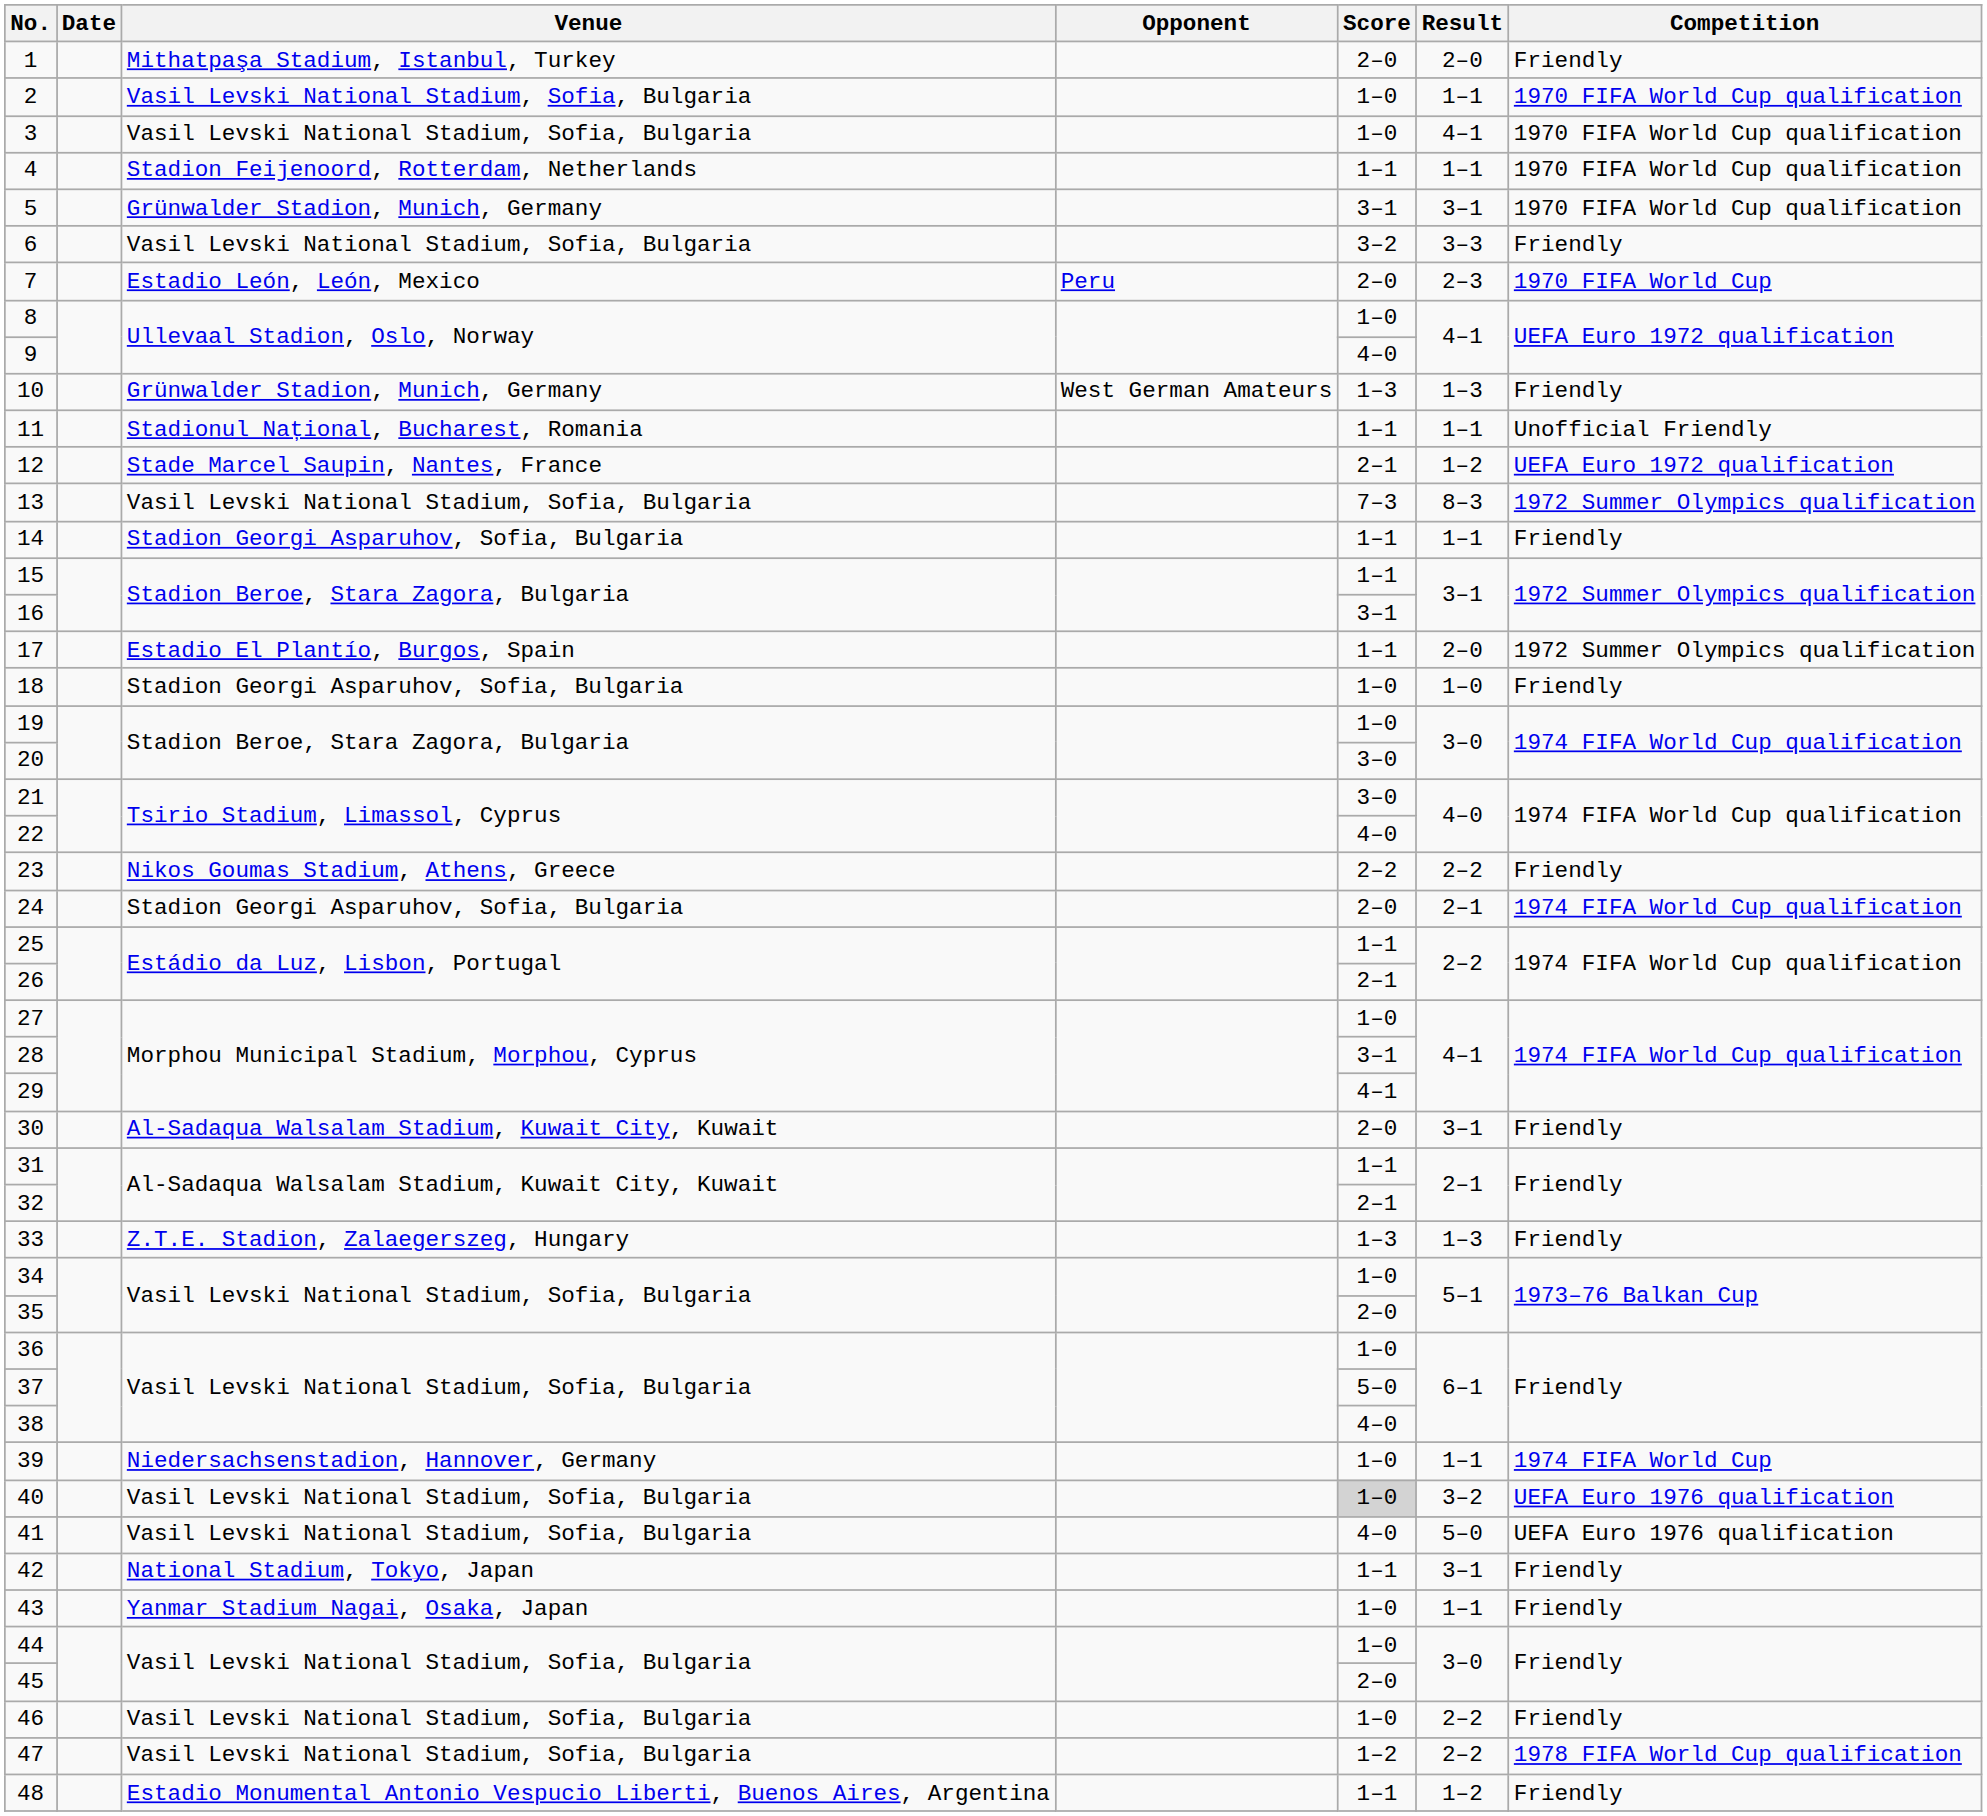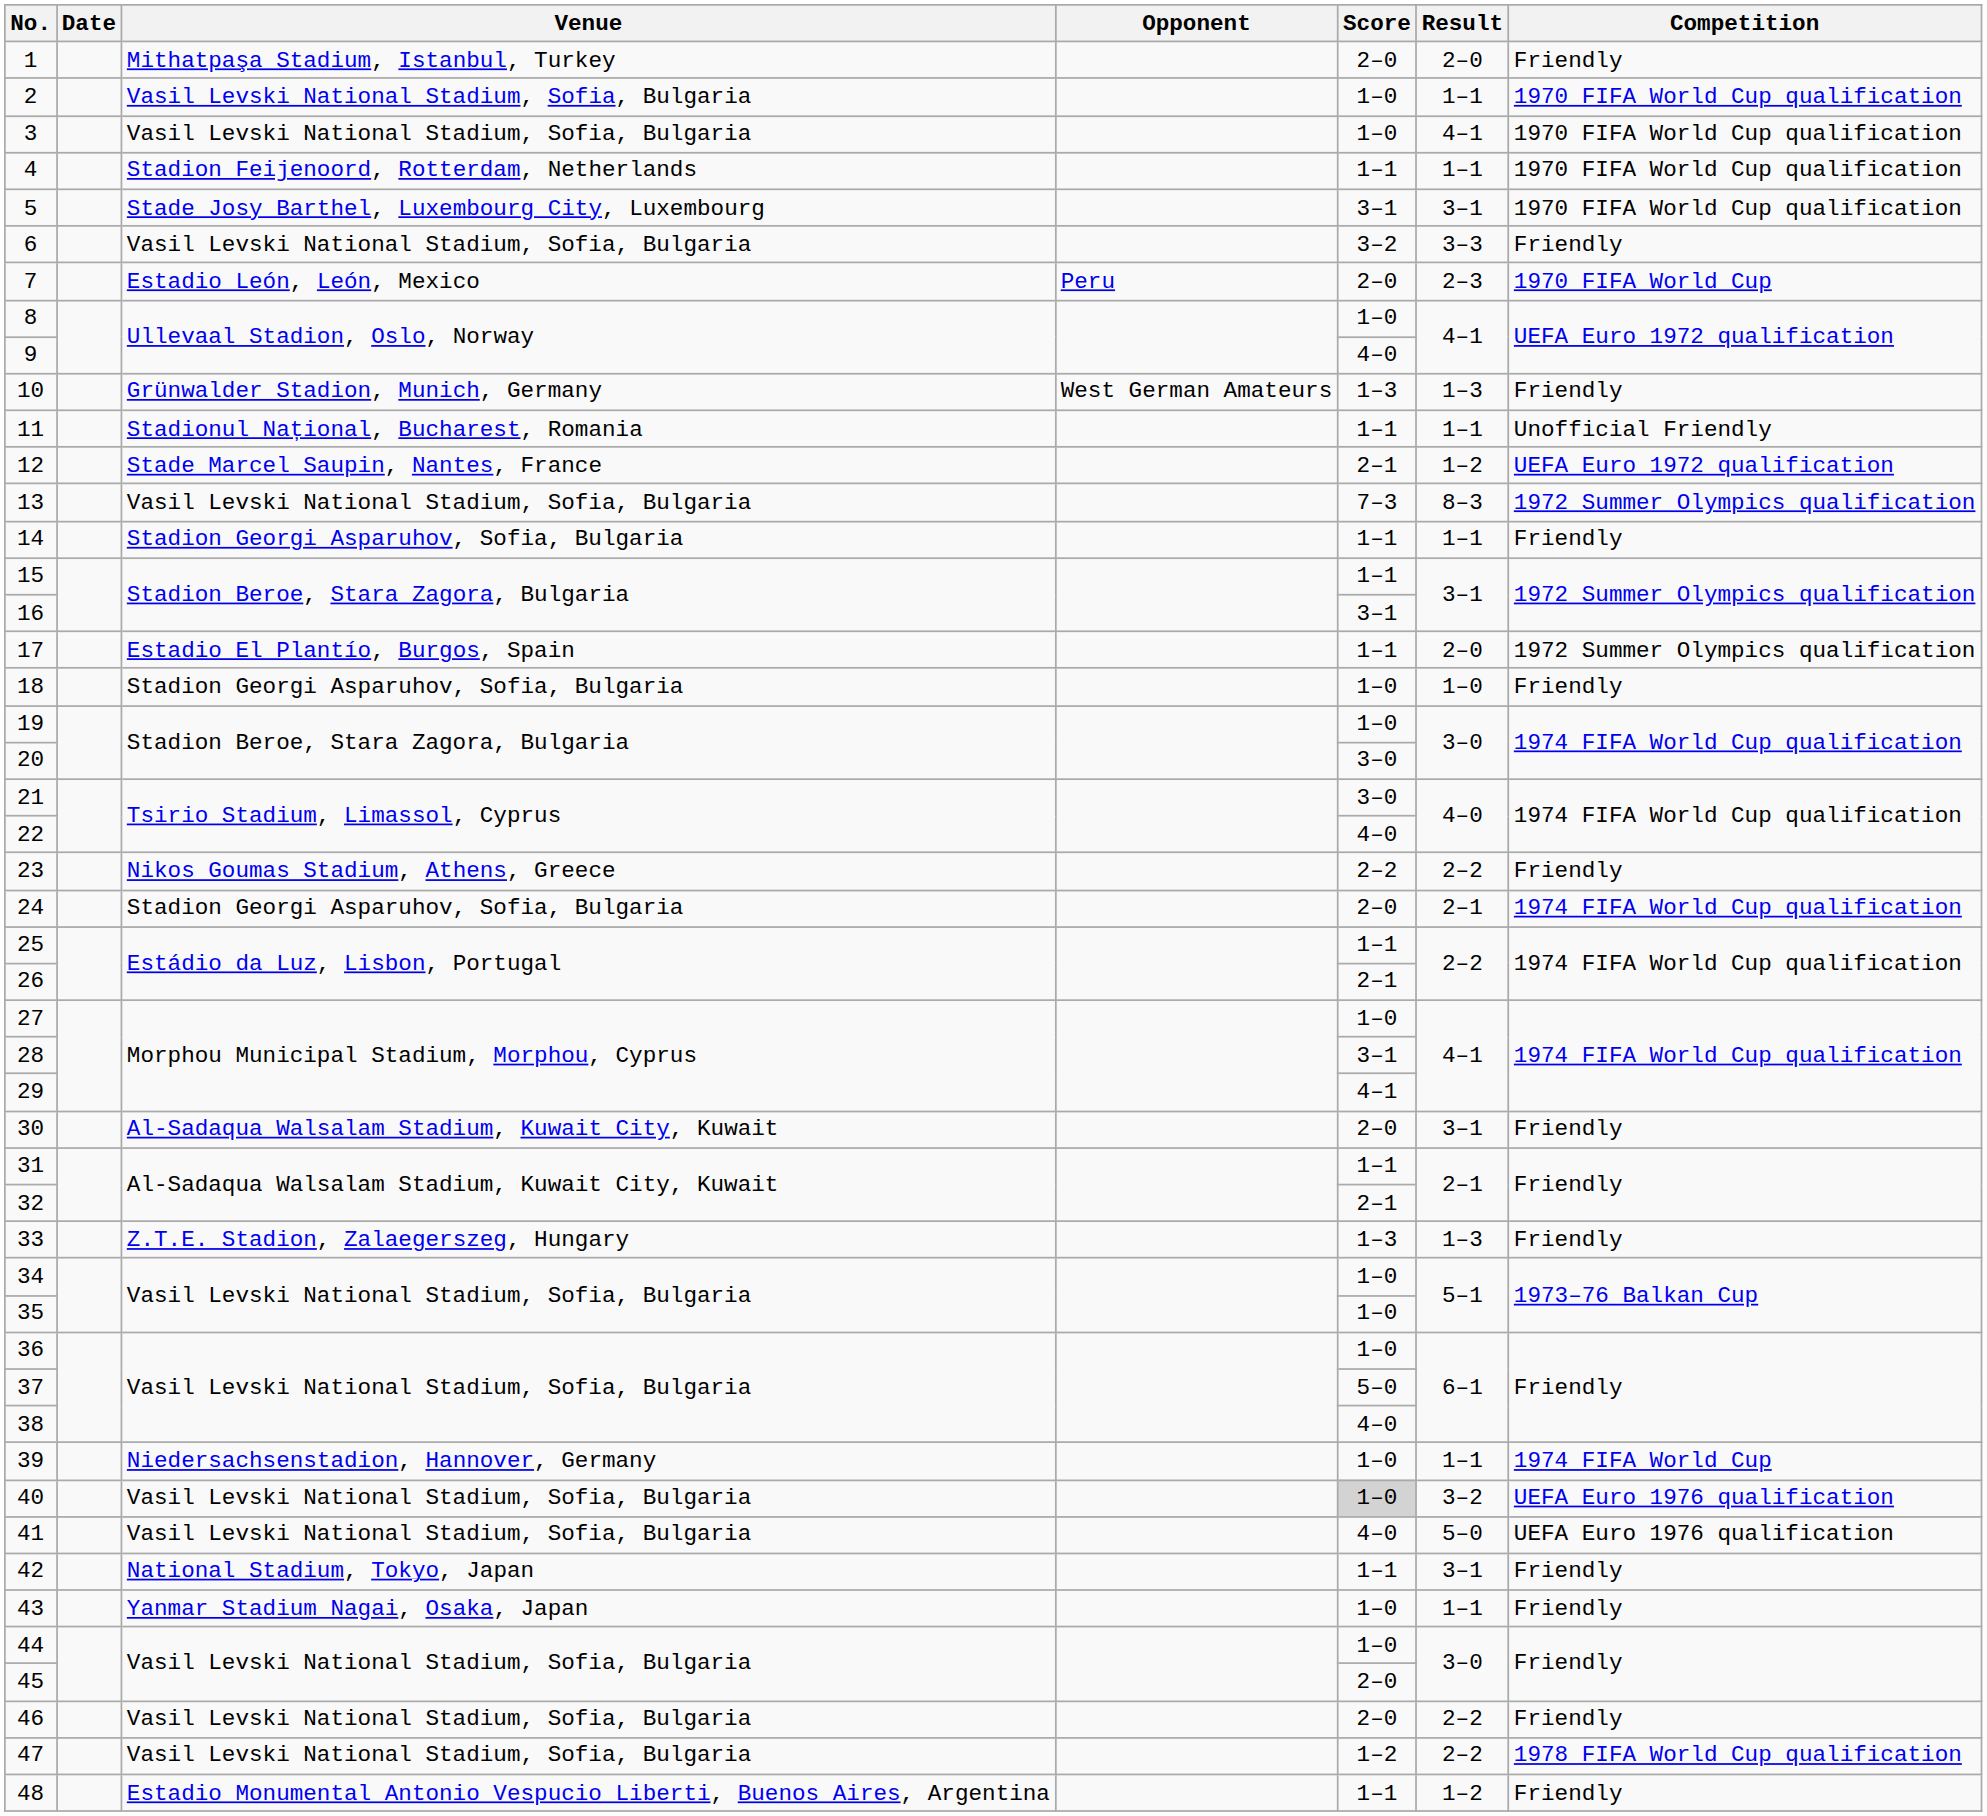(364, 208) Grünwalder Stadion, Munich, Germany -> (446, 208) Stade Josy Barthel, Luxembourg City, Luxembourg
(1377, 1314) 2–0 -> (1377, 1314) 1–0
(1377, 1719) 1–0 -> (1377, 1719) 2–0
